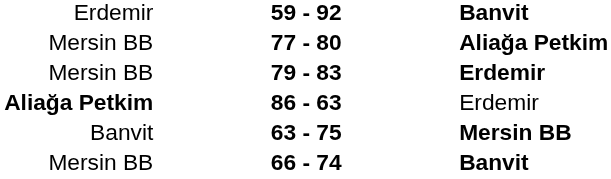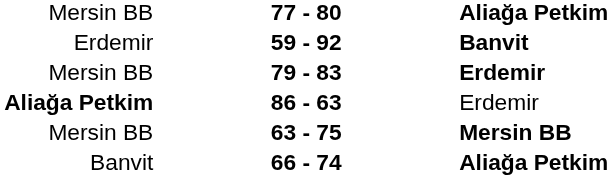rows swapped: (306, 42) <-> (306, 12)
(122, 132) Banvit -> (101, 132) Mersin BB
(101, 162) Mersin BB -> (122, 162) Banvit
(494, 162) Banvit -> (534, 162) Aliağa Petkim
